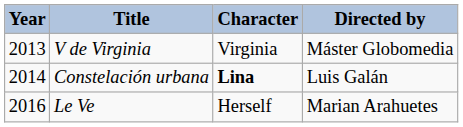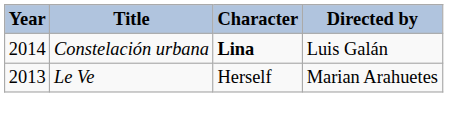- row: (102, 48)
(27, 106) 2016 -> (27, 77) 2013
